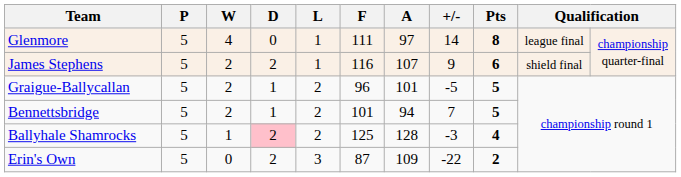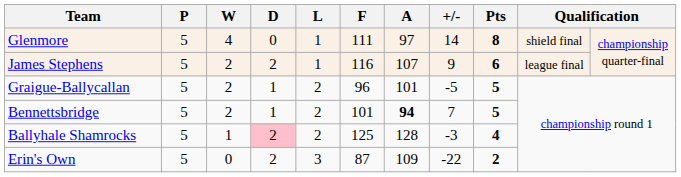(554, 41) league final -> (554, 41) shield final
(554, 65) shield final -> (554, 65) league final
(407, 111) normal -> (407, 111) bold
